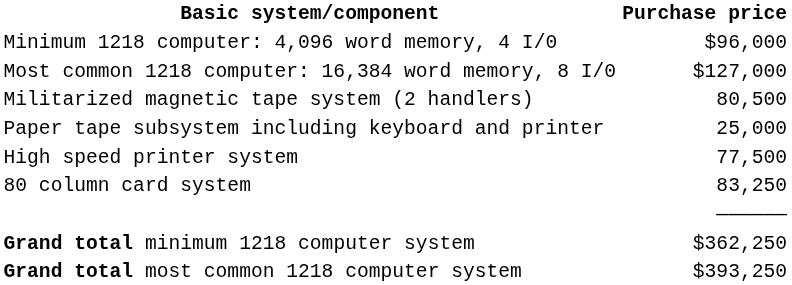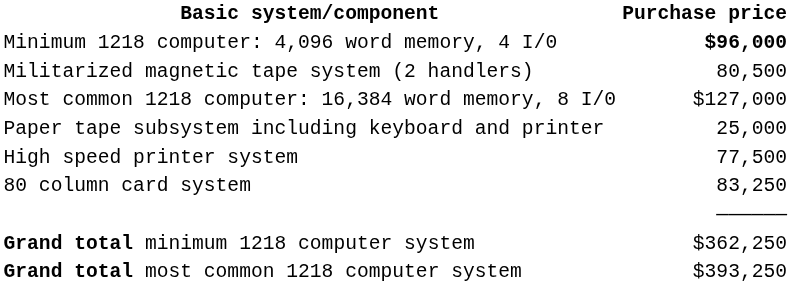(746, 43) normal -> (746, 43) bold
rows swapped: (310, 71) <-> (269, 100)
